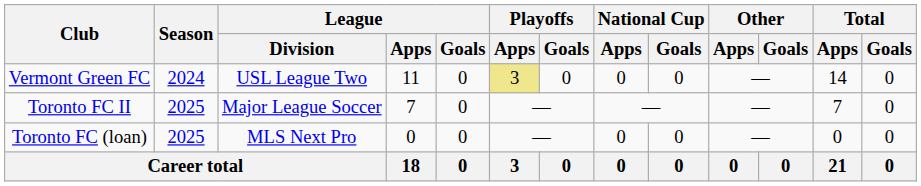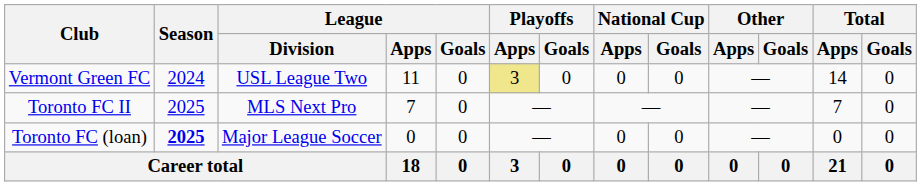(302, 107) Major League Soccer -> (302, 107) MLS Next Pro
(186, 136) normal -> (186, 136) bold
(302, 136) MLS Next Pro -> (302, 136) Major League Soccer
